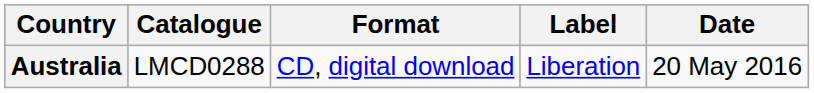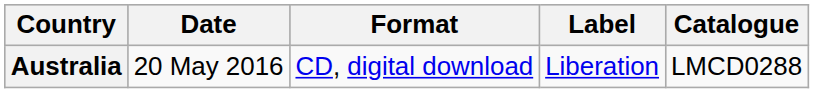columns swapped: (727, 25) <-> (199, 25)
